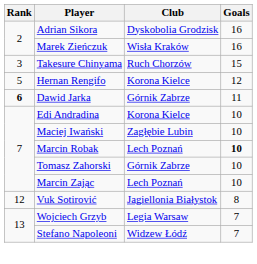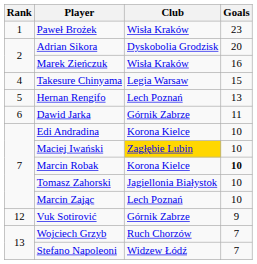+ row: (67, 30)
(236, 30) 16 -> (236, 47) 20
(19, 64) 3 -> (19, 81) 4
(159, 64) Ruch Chorzów -> (158, 81) Legia Warsaw
(158, 81) Korona Kielce -> (155, 98) Lech Poznań
(236, 81) 12 -> (236, 98) 13
(19, 98) bold -> (19, 115) normal
(160, 132) no background -> (160, 149) gold background
(155, 149) Lech Poznań -> (158, 166) Korona Kielce
(158, 166) Górnik Zabrze -> (172, 183) Jagiellonia Białystok
(172, 200) Jagiellonia Białystok -> (158, 217) Górnik Zabrze
(236, 200) 8 -> (236, 217) 9
(158, 217) Legia Warsaw -> (159, 234) Ruch Chorzów
